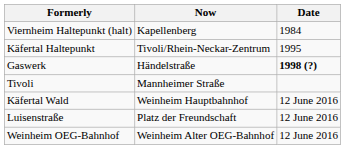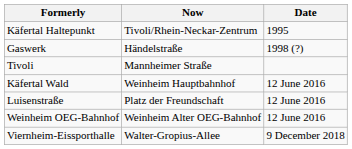- row: (69, 30)
(298, 65) bold -> (285, 48) normal
+ row: (61, 135)
